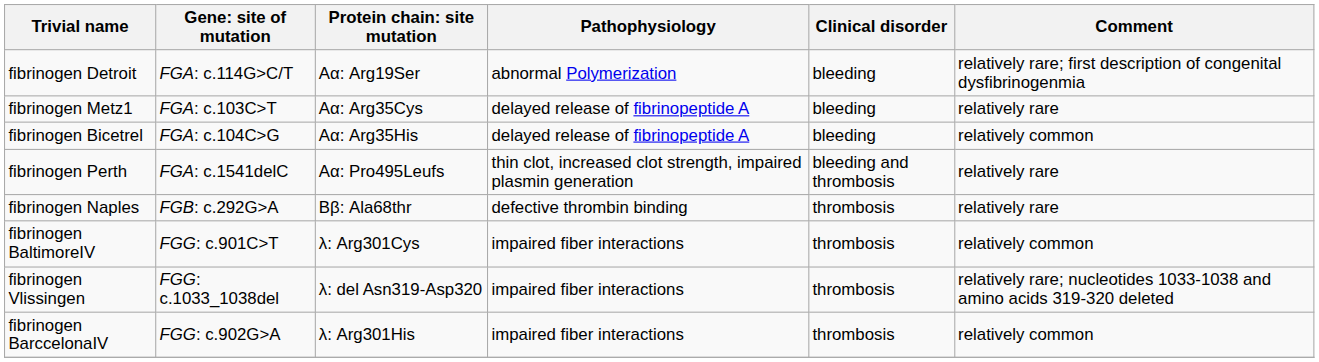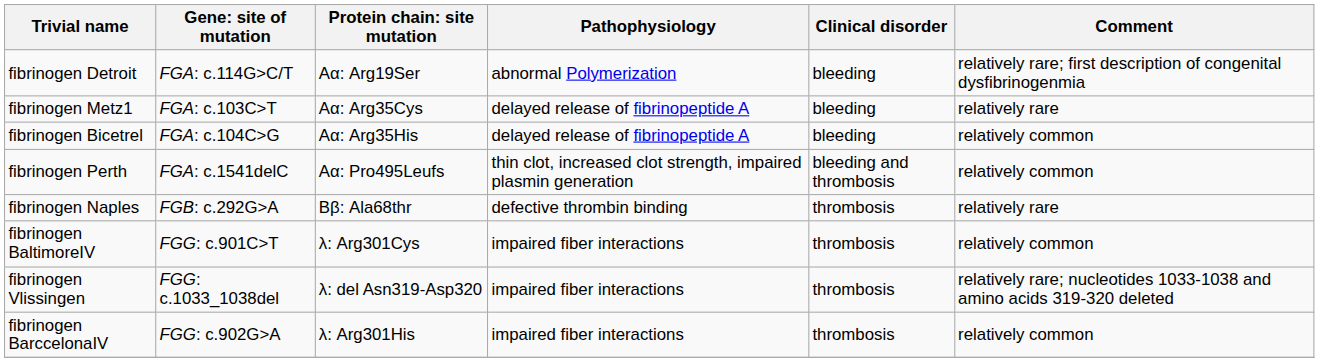(1009, 171) relatively rare -> (1026, 171) relatively common
